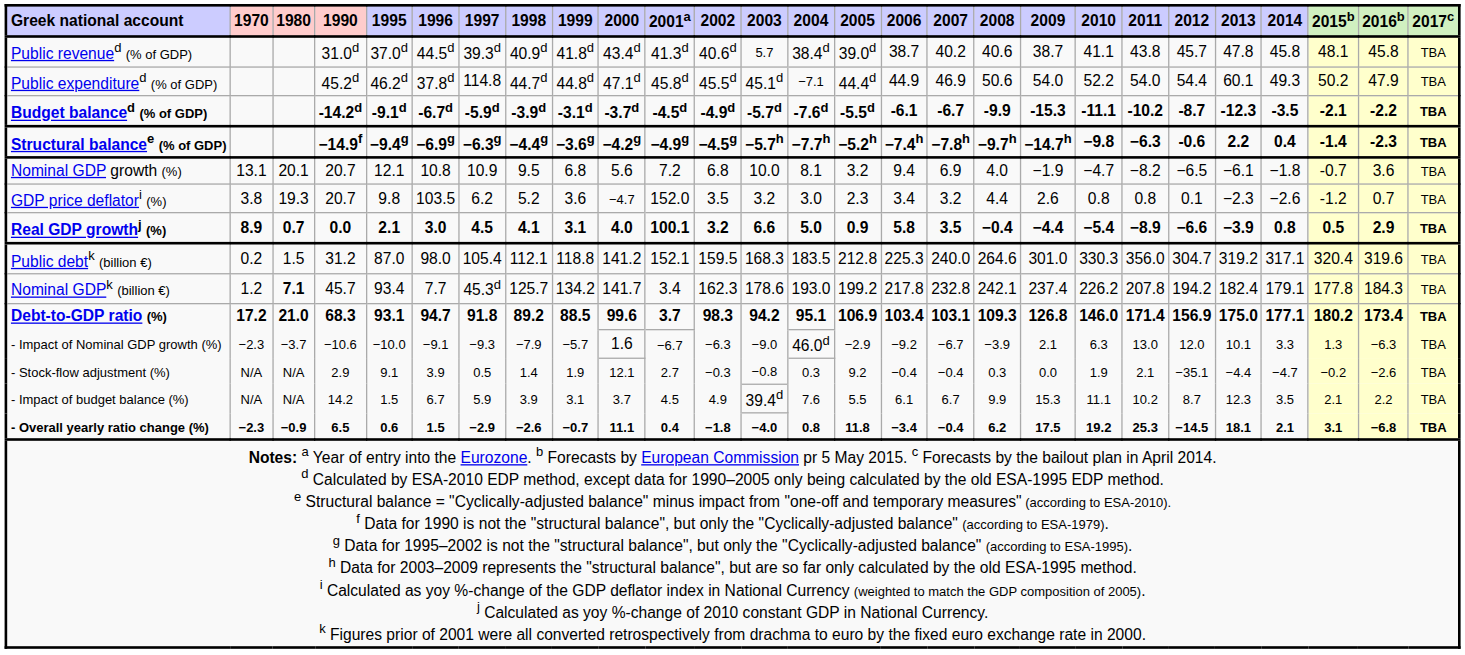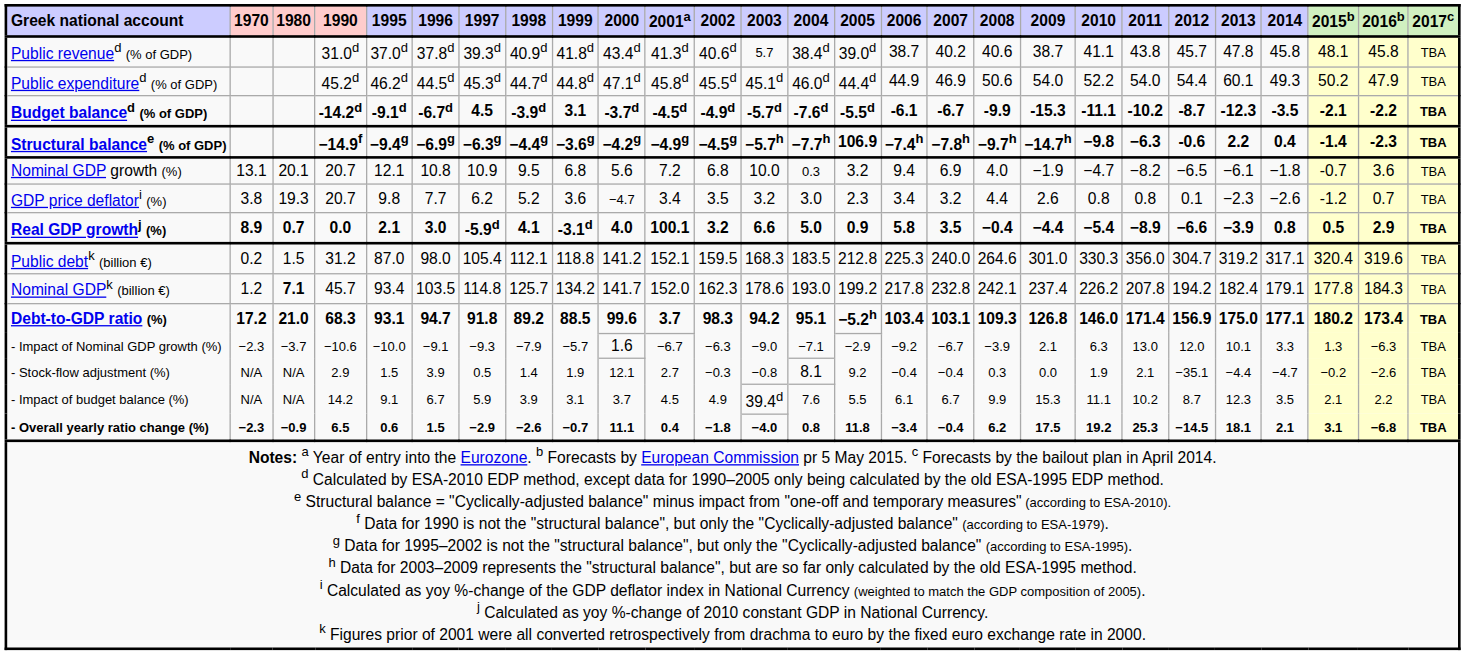(436, 52) 44.5d -> (436, 52) 37.8d
(436, 81) 37.8d -> (436, 81) 44.5d
(482, 81) 114.8 -> (482, 81) 45.3d
(811, 82) −7.1 -> (811, 81) 46.0d
(482, 111) -5.9d -> (482, 111) 4.5
(575, 111) -3.1d -> (575, 111) 3.1
(858, 142) −5.2h -> (858, 142) 106.9
(811, 171) 8.1 -> (811, 171) 0.3
(436, 198) 103.5 -> (436, 198) 7.7
(670, 198) 152.0 -> (670, 198) 3.4
(482, 228) 4.5 -> (482, 228) -5.9d
(575, 228) 3.1 -> (575, 228) -3.1d
(436, 289) 7.7 -> (436, 289) 103.5
(482, 289) 45.3d -> (482, 289) 114.8
(670, 289) 3.4 -> (670, 289) 152.0
(858, 317) 106.9 -> (858, 318) −5.2h
(811, 344) 46.0d -> (811, 346) −7.1
(389, 372) 9.1 -> (389, 372) 1.5
(811, 372) 0.3 -> (811, 372) 8.1
(389, 399) 1.5 -> (389, 400) 9.1
